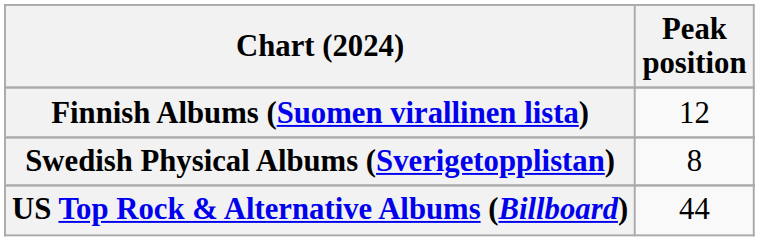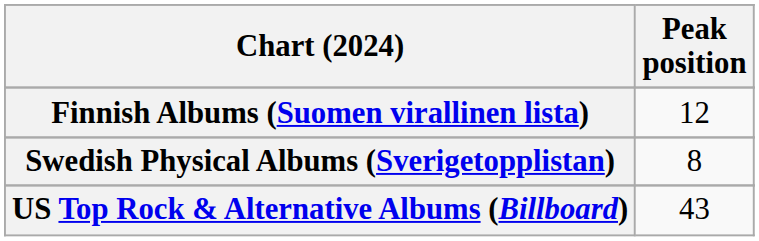(694, 209) 44 -> (694, 209) 43
